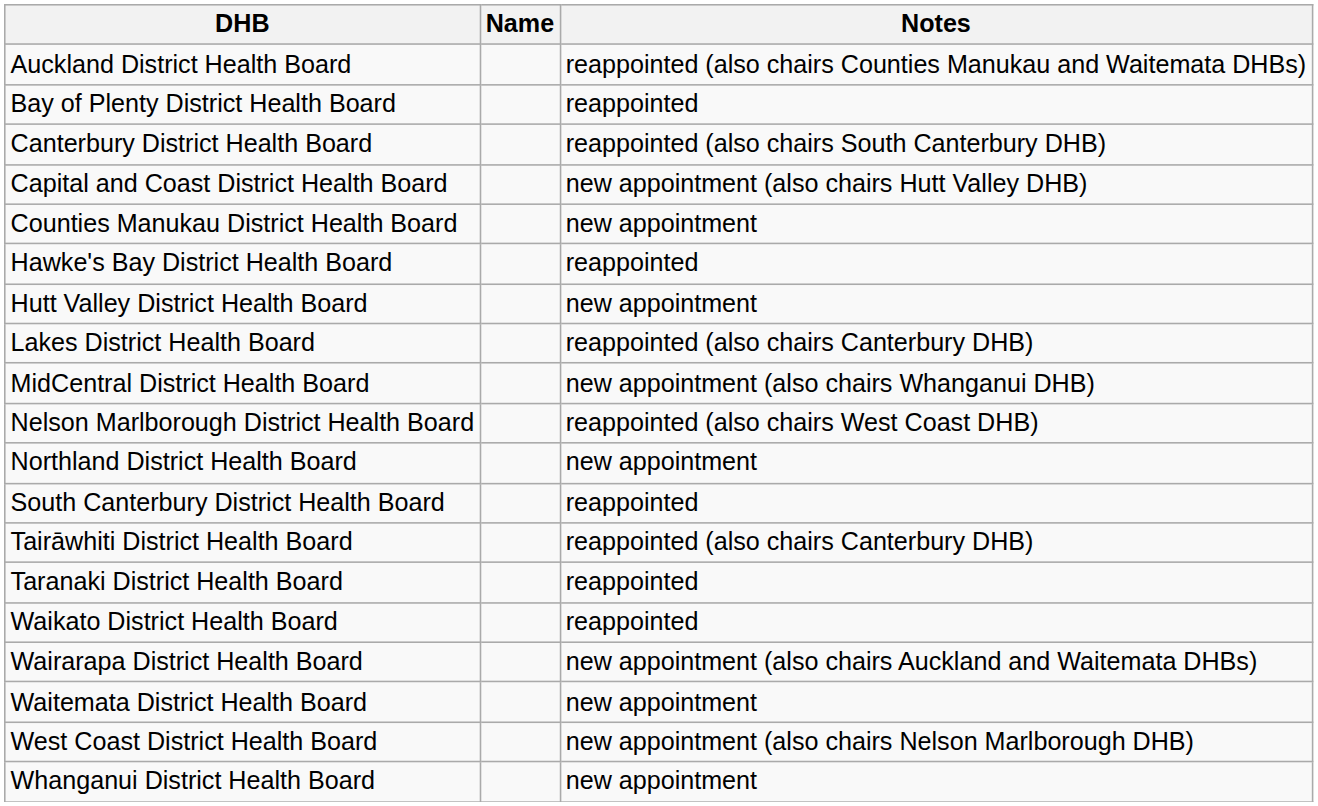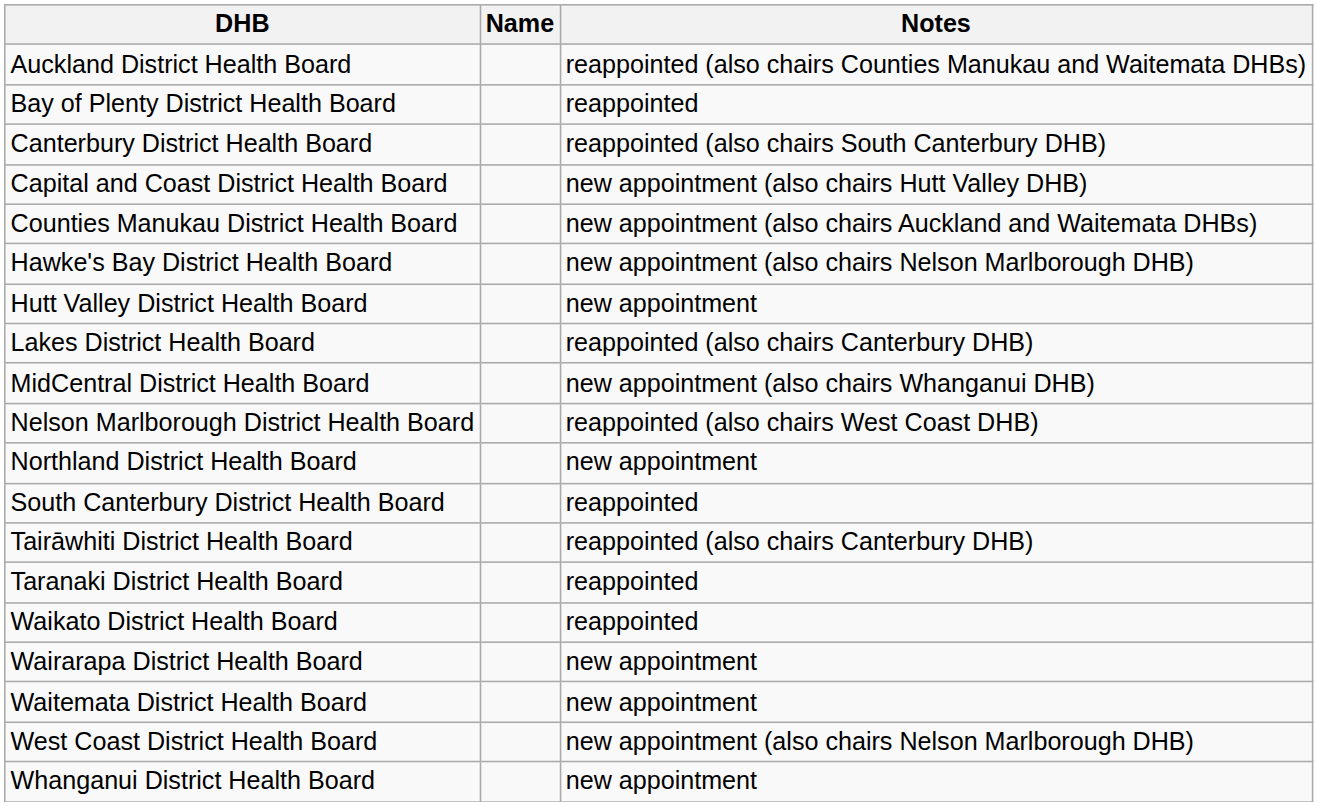(661, 223) new appointment -> (911, 223) new appointment (also chairs Auckland and Waitemata DHBs)
(632, 263) reappointed -> (880, 263) new appointment (also chairs Nelson Marlborough DHB)
(911, 661) new appointment (also chairs Auckland and Waitemata DHBs) -> (661, 661) new appointment
